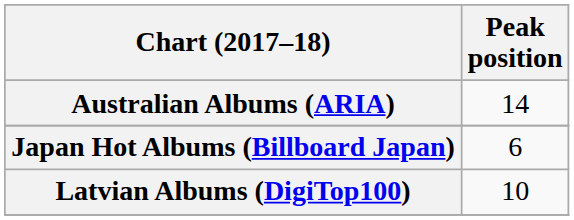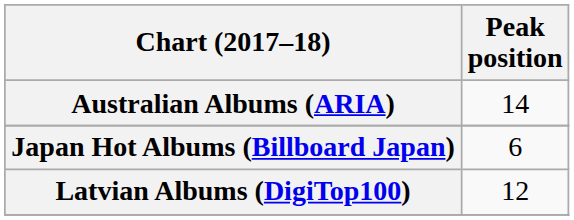(515, 191) 10 -> (515, 191) 12
